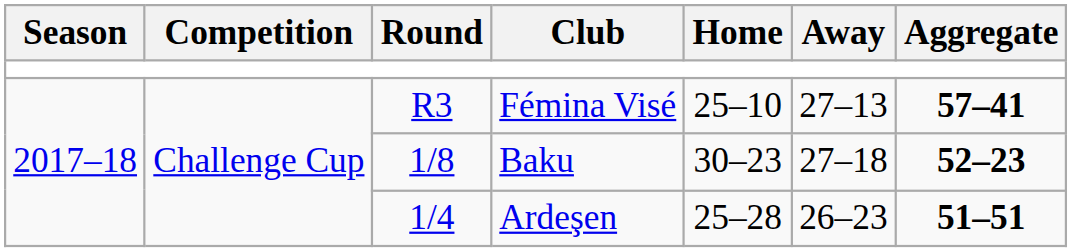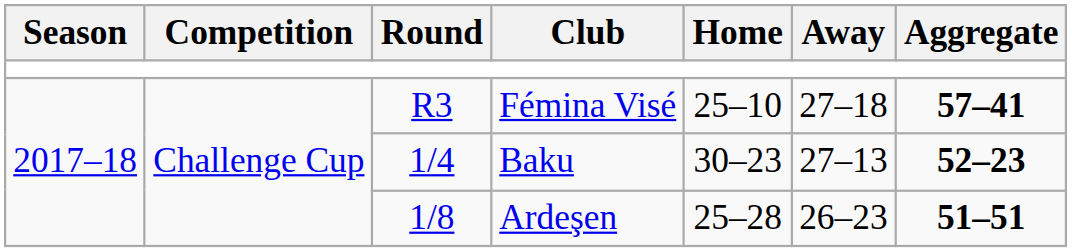(843, 104) 27–13 -> (843, 104) 27–18
(432, 160) 1/8 -> (432, 160) 1/4
(843, 160) 27–18 -> (843, 160) 27–13
(432, 217) 1/4 -> (432, 217) 1/8
